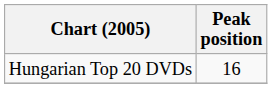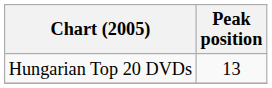(231, 68) 16 -> (231, 68) 13
